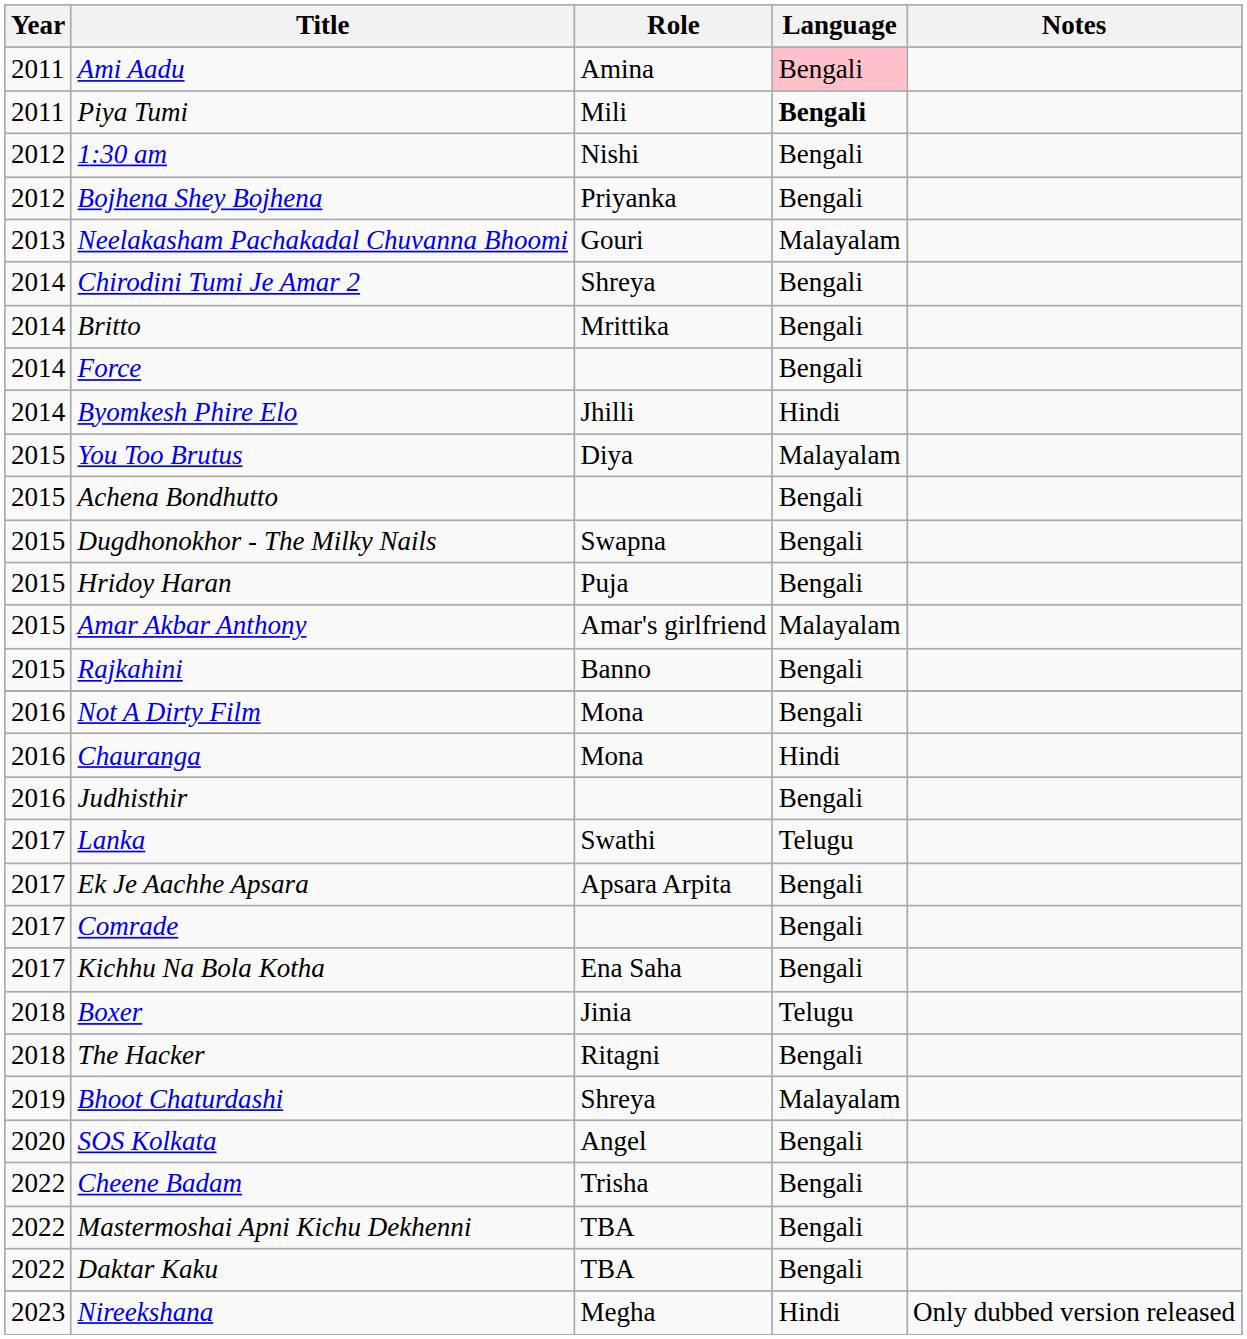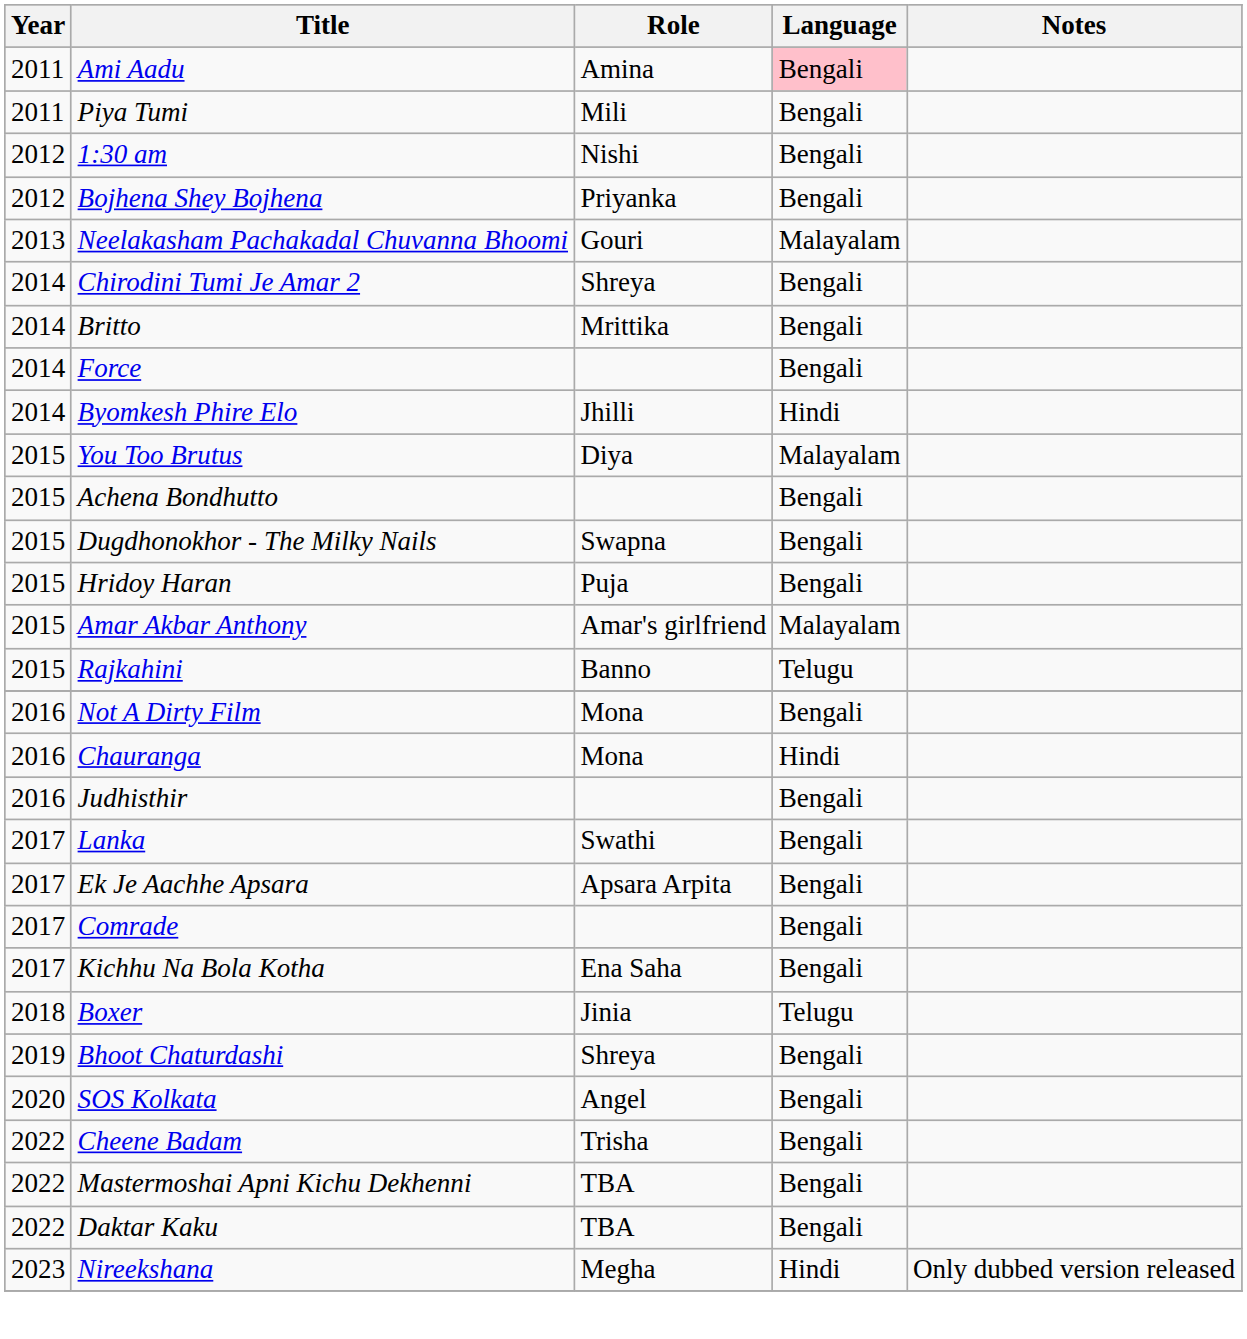(822, 111) bold -> (821, 111) normal
(821, 669) Bengali -> (816, 669) Telugu
(816, 840) Telugu -> (821, 840) Bengali
- row: (141, 1055)
(840, 1098) Malayalam -> (821, 1055) Bengali
